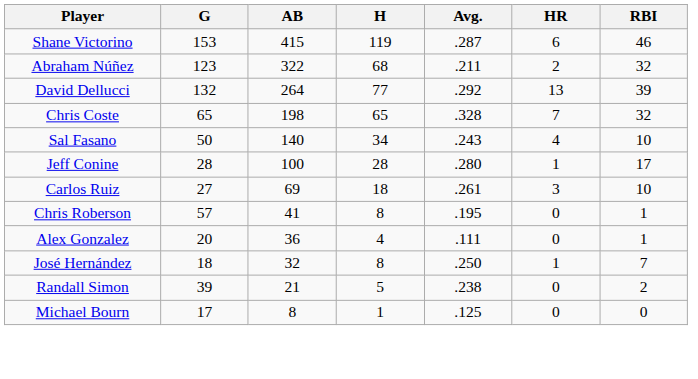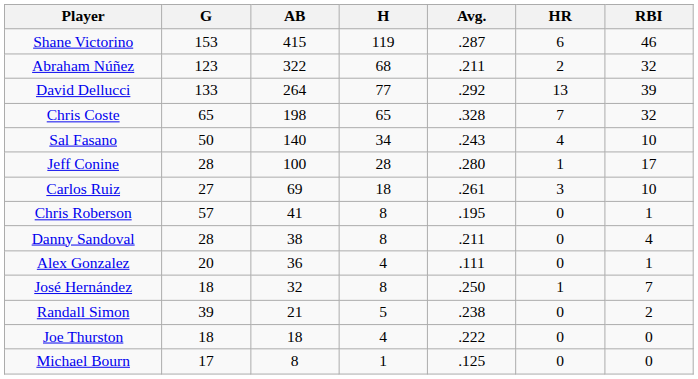(205, 90) 132 -> (206, 90) 133
+ row: (83, 238)
+ row: (83, 336)
